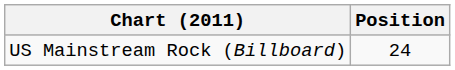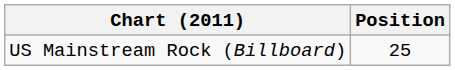(400, 50) 24 -> (400, 50) 25
